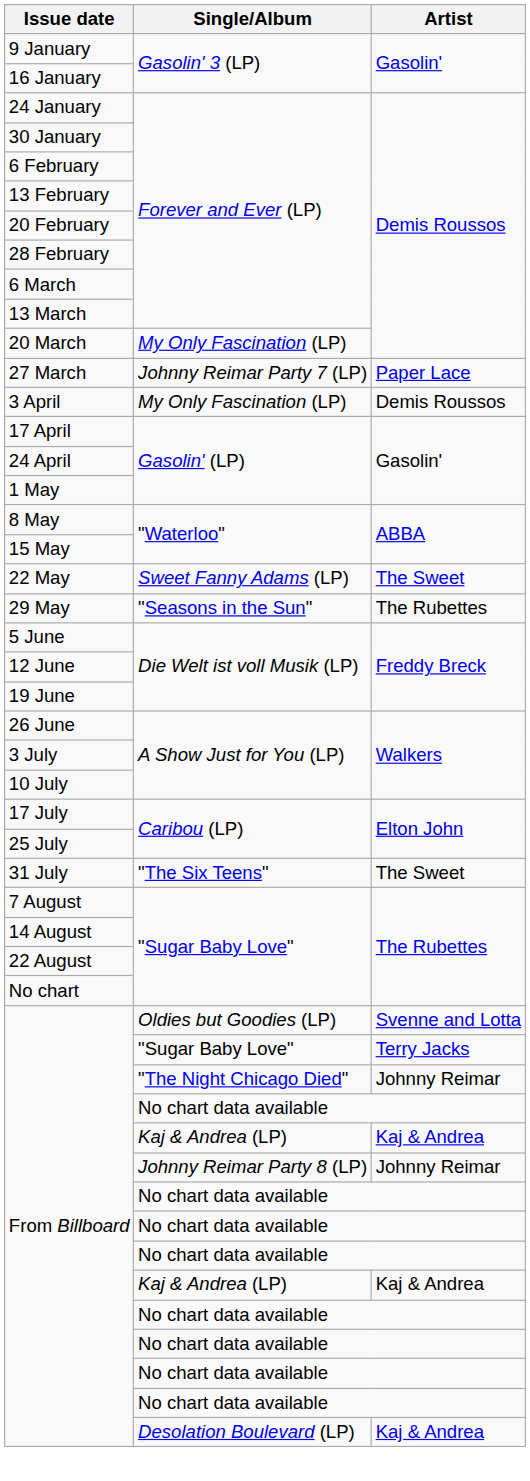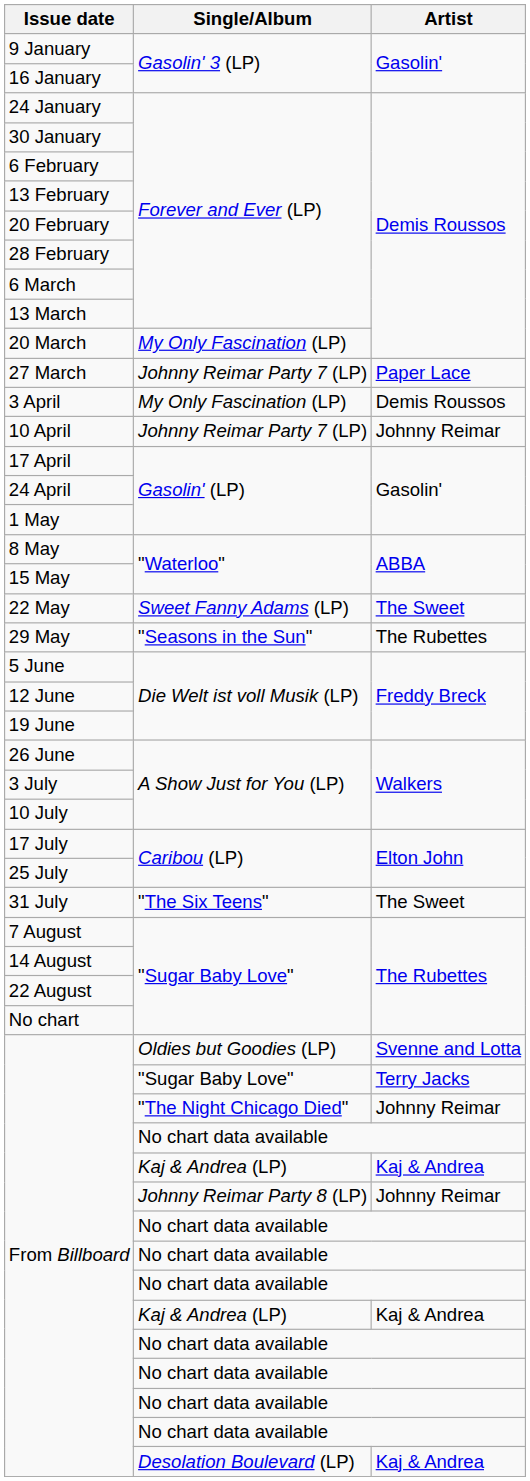+ row: (40, 431)
